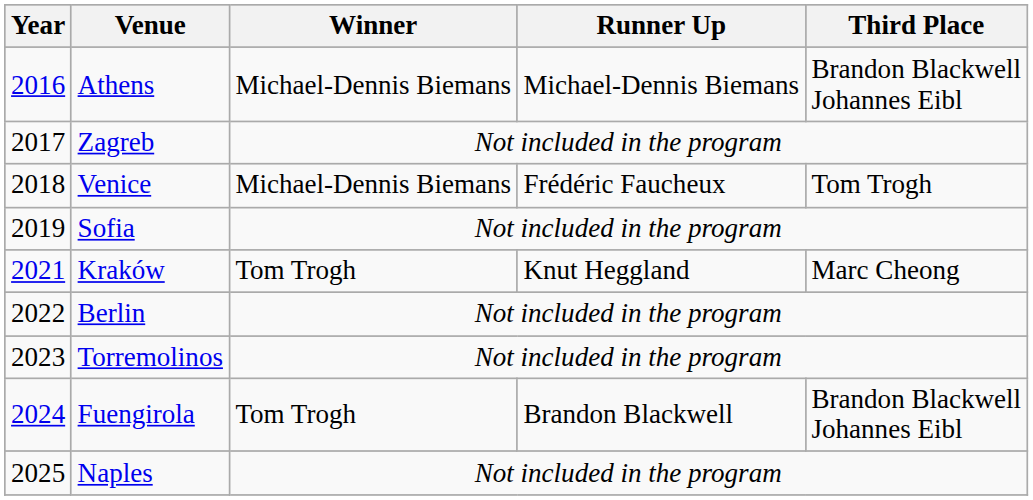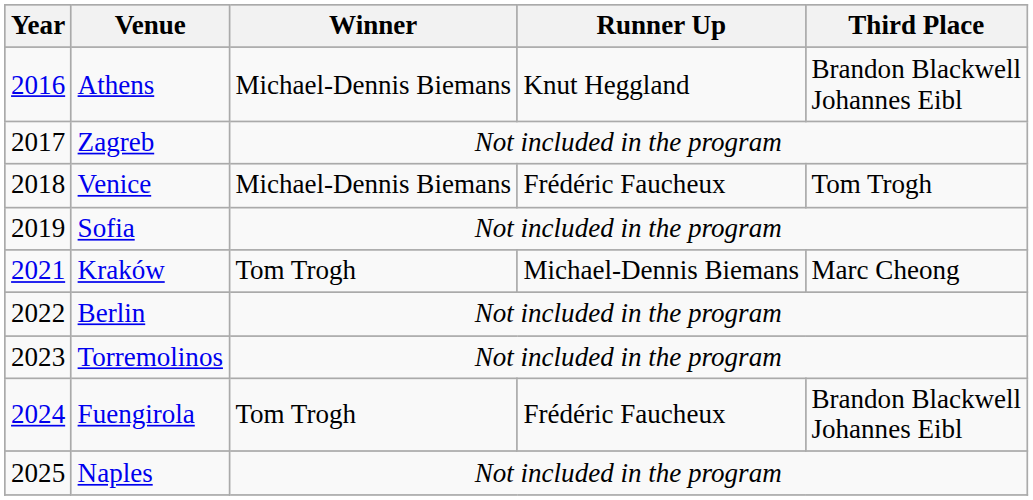(661, 84) Michael-Dennis Biemans -> (606, 84) Knut Heggland
(606, 270) Knut Heggland -> (661, 270) Michael-Dennis Biemans
(628, 414) Brandon Blackwell -> (624, 414) Frédéric Faucheux
